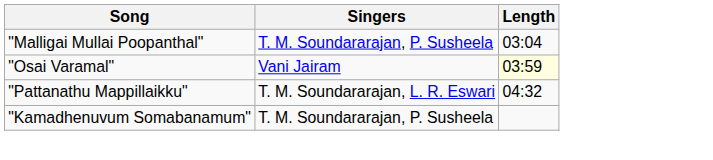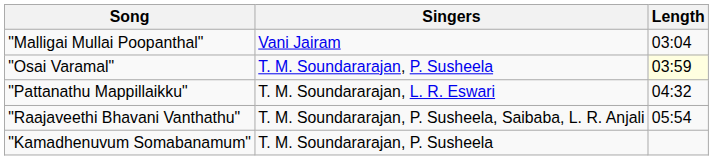(376, 42) T. M. Soundararajan, P. Susheela -> (299, 42) Vani Jairam
(299, 67) Vani Jairam -> (376, 67) T. M. Soundararajan, P. Susheela
+ row: (124, 117)
